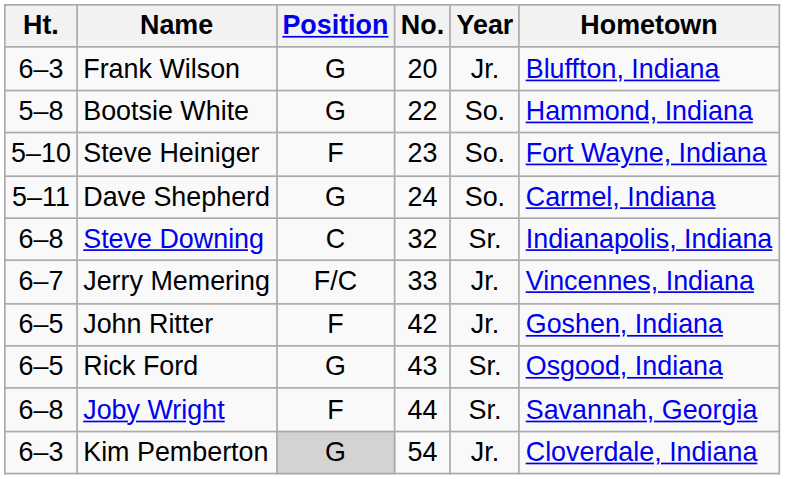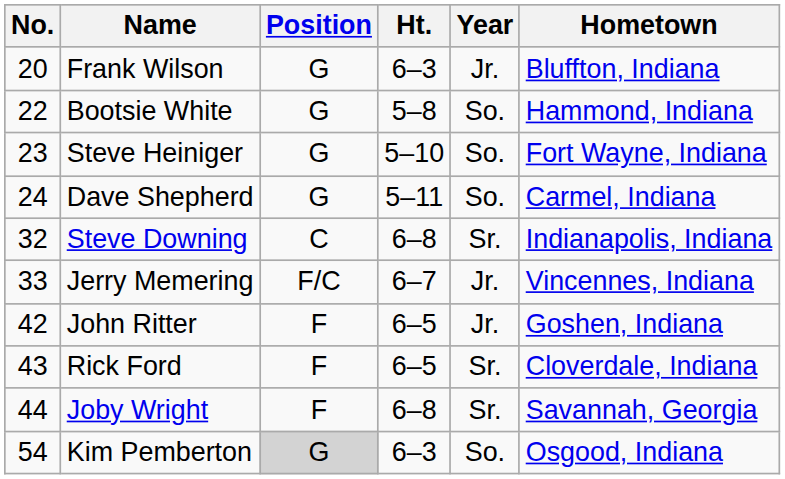columns swapped: (422, 25) <-> (41, 25)
(335, 153) F -> (319, 153) G
(335, 366) G -> (319, 366) F
(624, 366) Osgood, Indiana -> (642, 366) Cloverdale, Indiana
(485, 452) Jr. -> (485, 452) So.
(642, 452) Cloverdale, Indiana -> (624, 452) Osgood, Indiana
